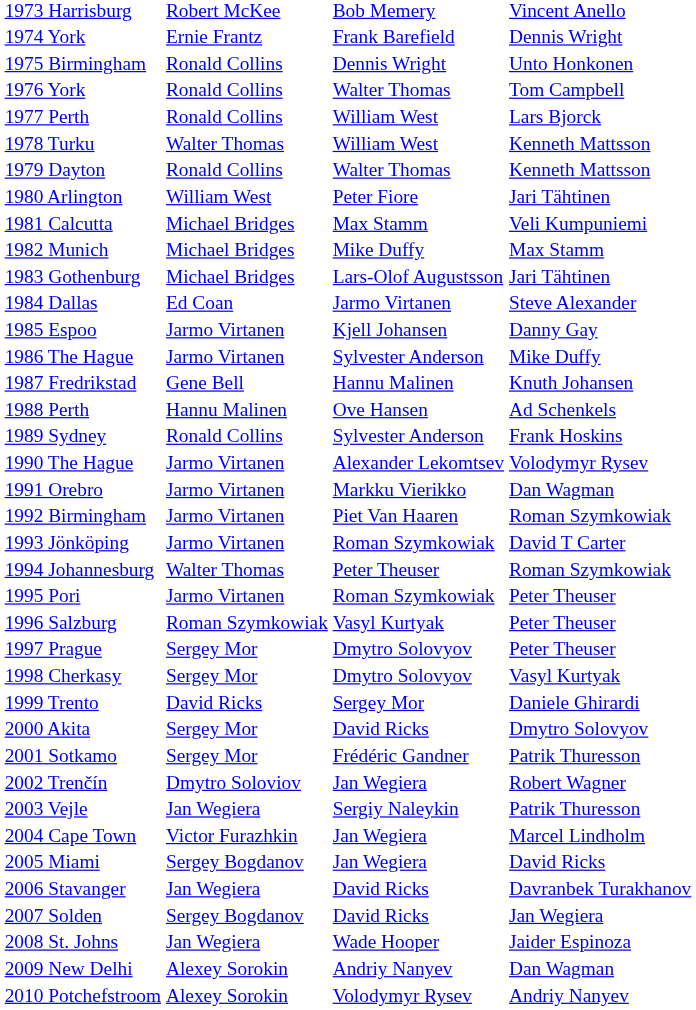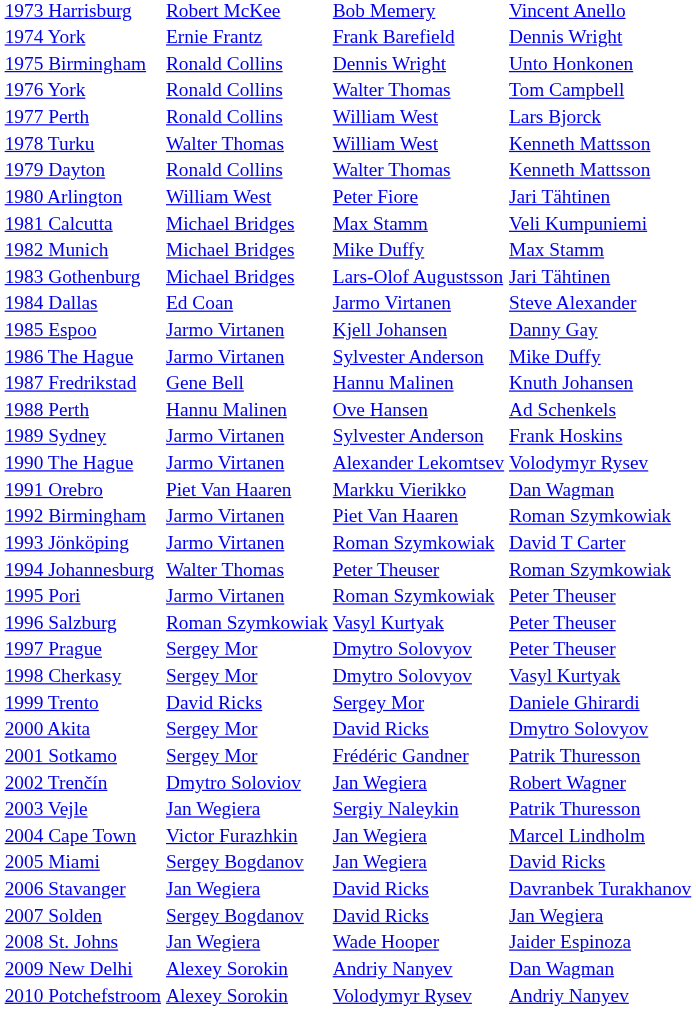(224, 436) Ronald Collins -> (225, 436) Jarmo Virtanen
(225, 489) Jarmo Virtanen -> (229, 489) Piet Van Haaren
